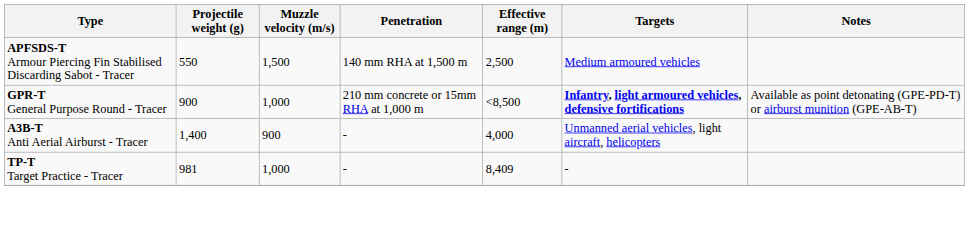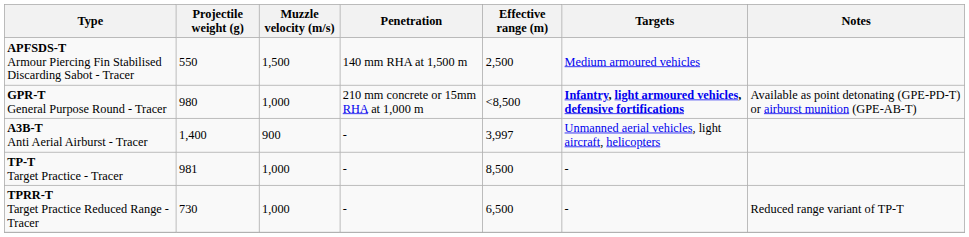(188, 101) 900 -> (188, 101) 980
(500, 135) 4,000 -> (500, 135) 3,997
(500, 168) 8,409 -> (500, 168) 8,500
+ row: (88, 208)
